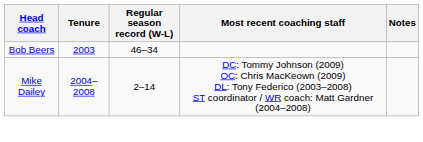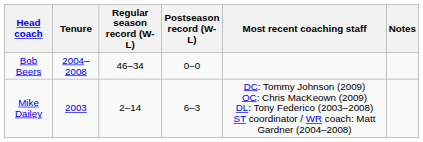+ column: (192, 29)
(84, 50) 2003 -> (76, 66) 2004–2008
(84, 87) 2004–2008 -> (76, 109) 2003
